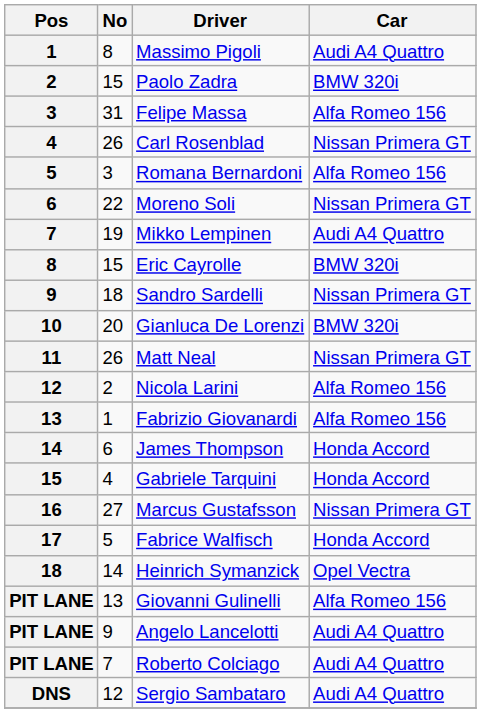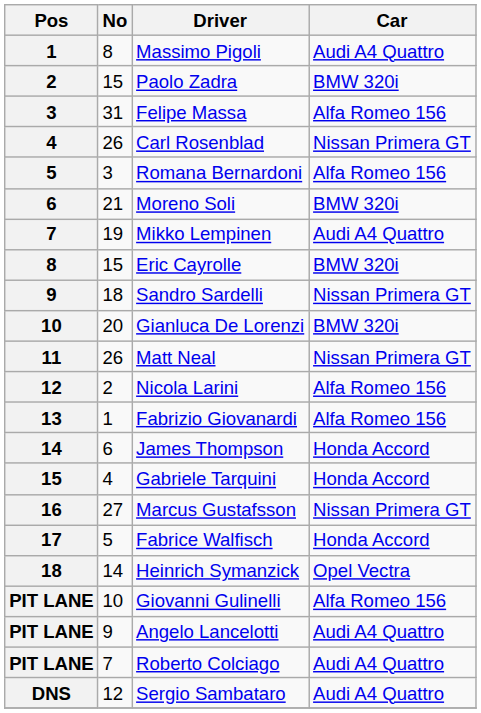(113, 203) 22 -> (113, 203) 21
(392, 203) Nissan Primera GT -> (356, 203) BMW 320i
(113, 601) 13 -> (113, 601) 10
